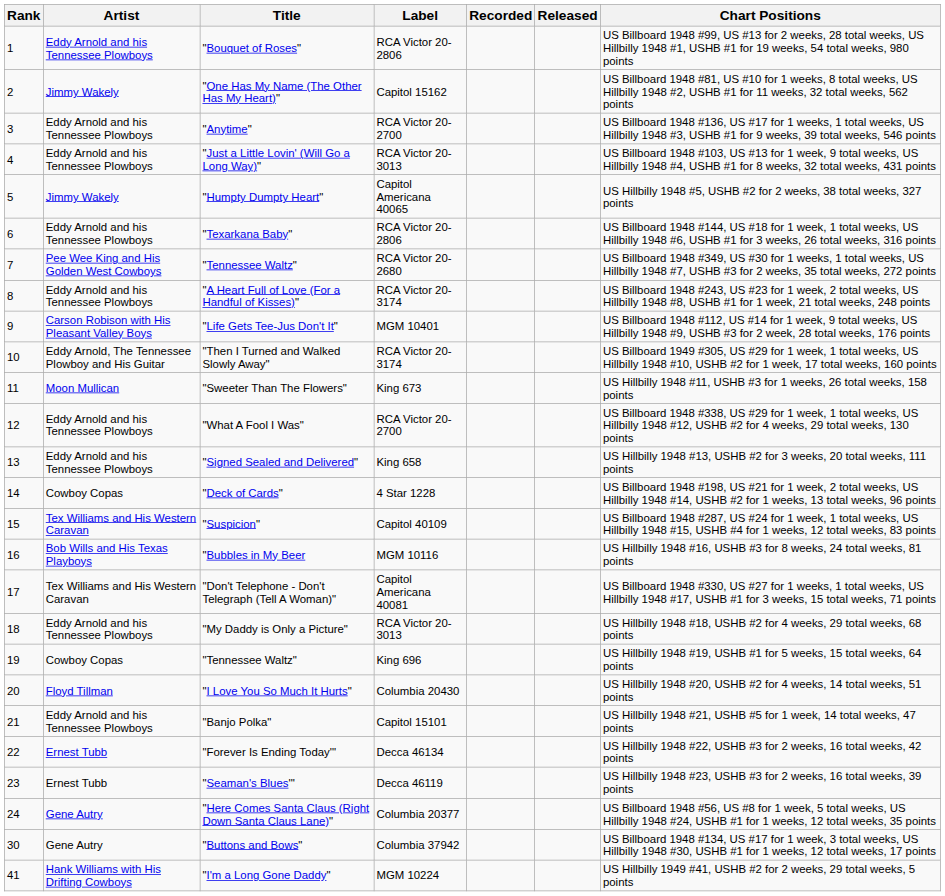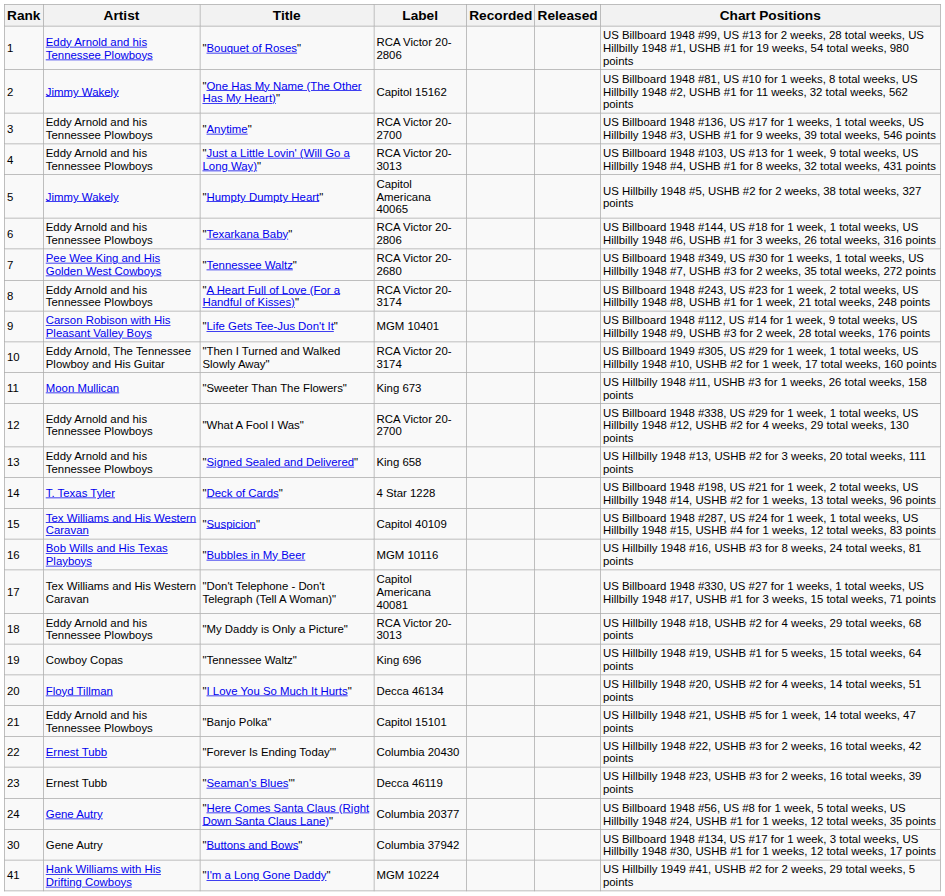(84, 493) Cowboy Copas -> (80, 493) T. Texas Tyler
(418, 691) Columbia 20430 -> (410, 691) Decca 46134
(410, 752) Decca 46134 -> (418, 752) Columbia 20430
